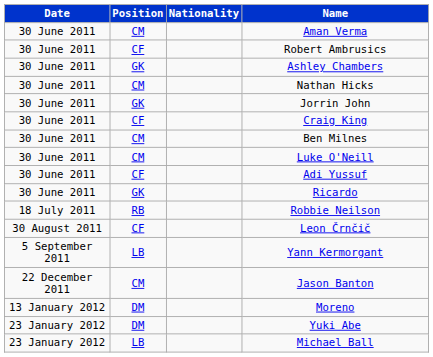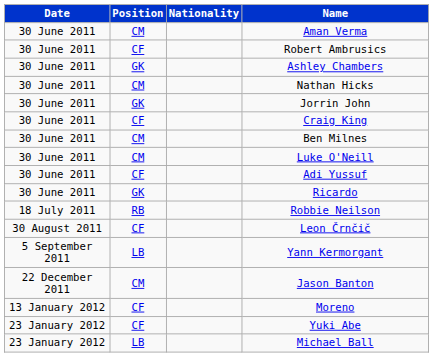(138, 307) DM -> (138, 307) CF
(138, 325) DM -> (138, 325) CF
